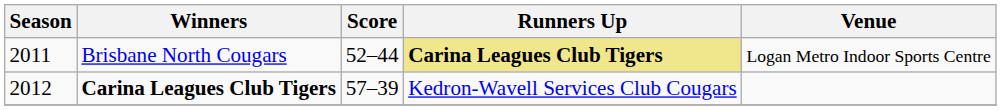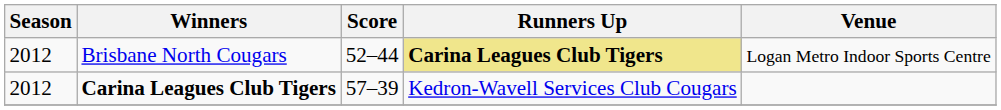(30, 54) 2011 -> (31, 54) 2012
